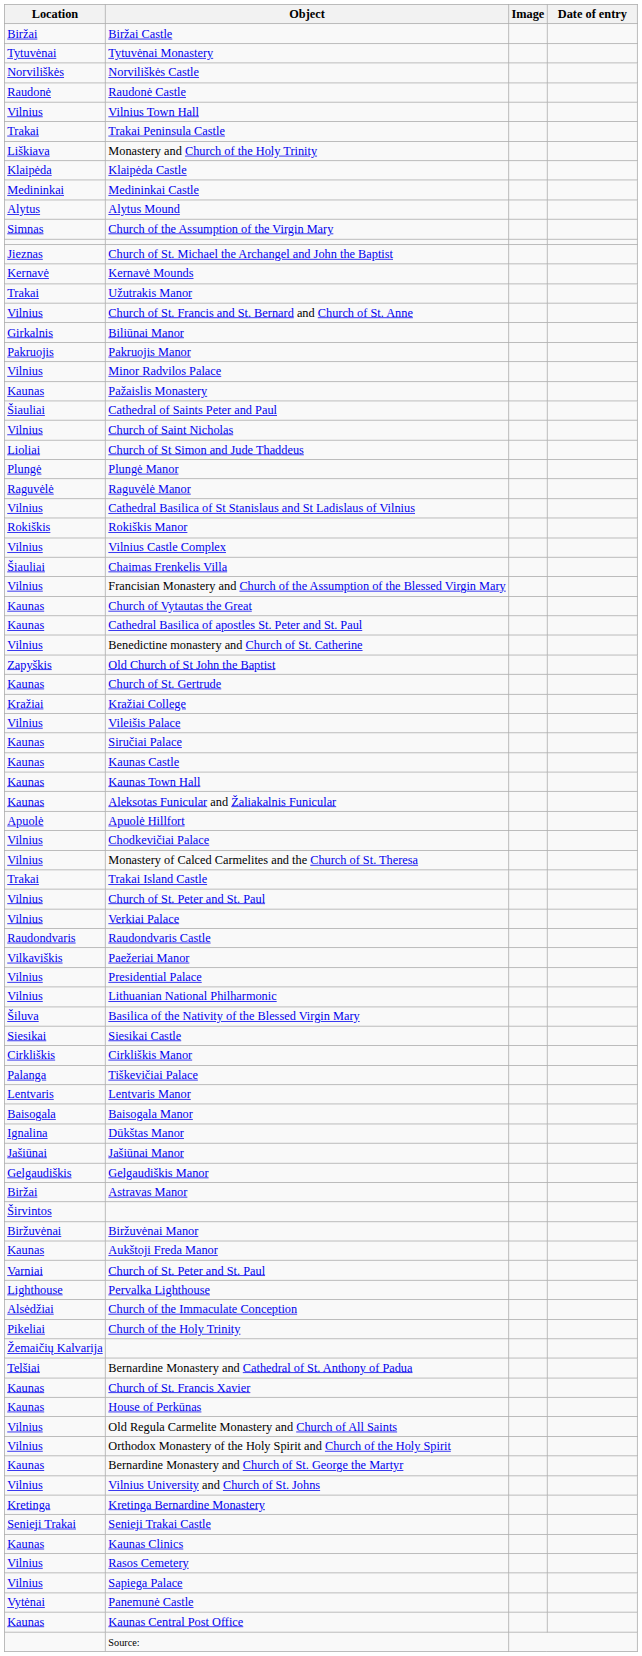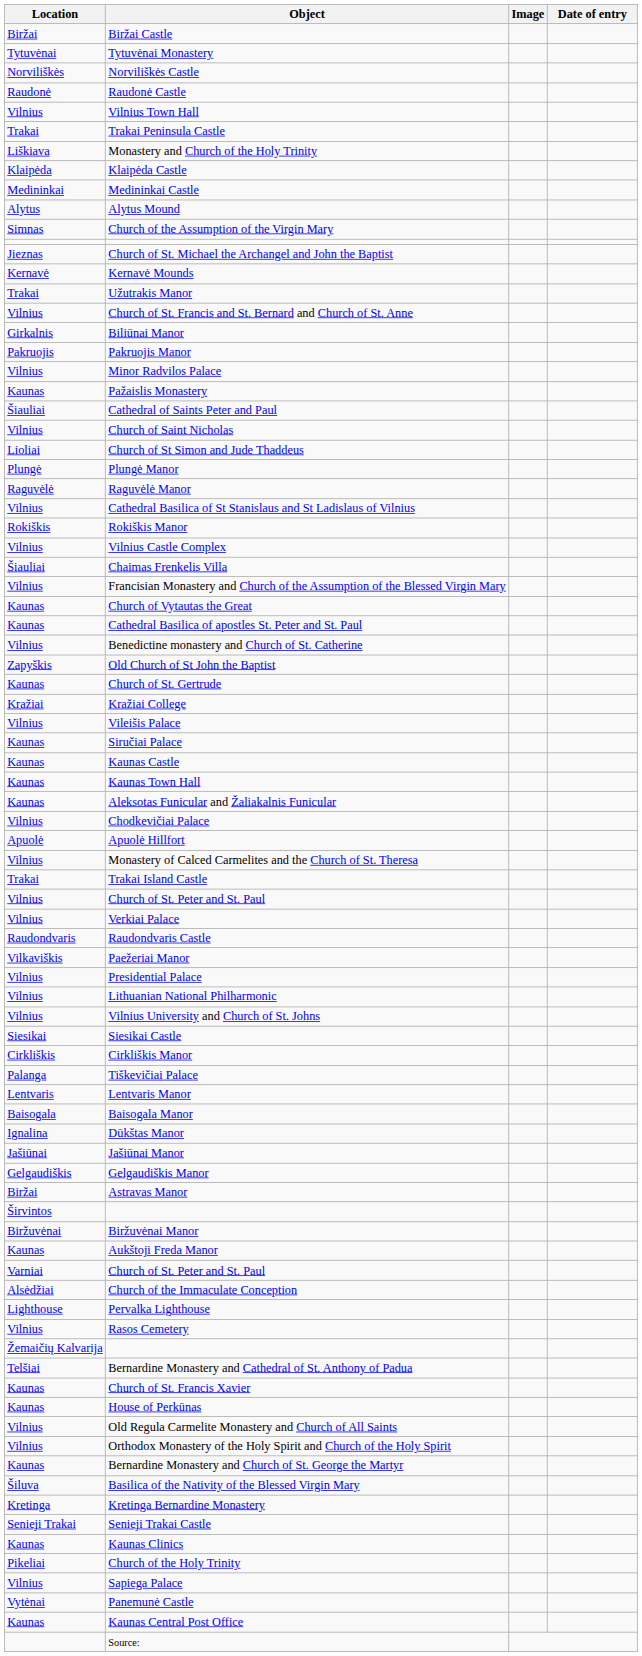rows swapped: (25, 821) <-> (25, 840)
rows swapped: (25, 1485) <-> (23, 1016)
rows swapped: (35, 1289) <-> (30, 1309)
rows swapped: (26, 1329) <-> (25, 1563)
